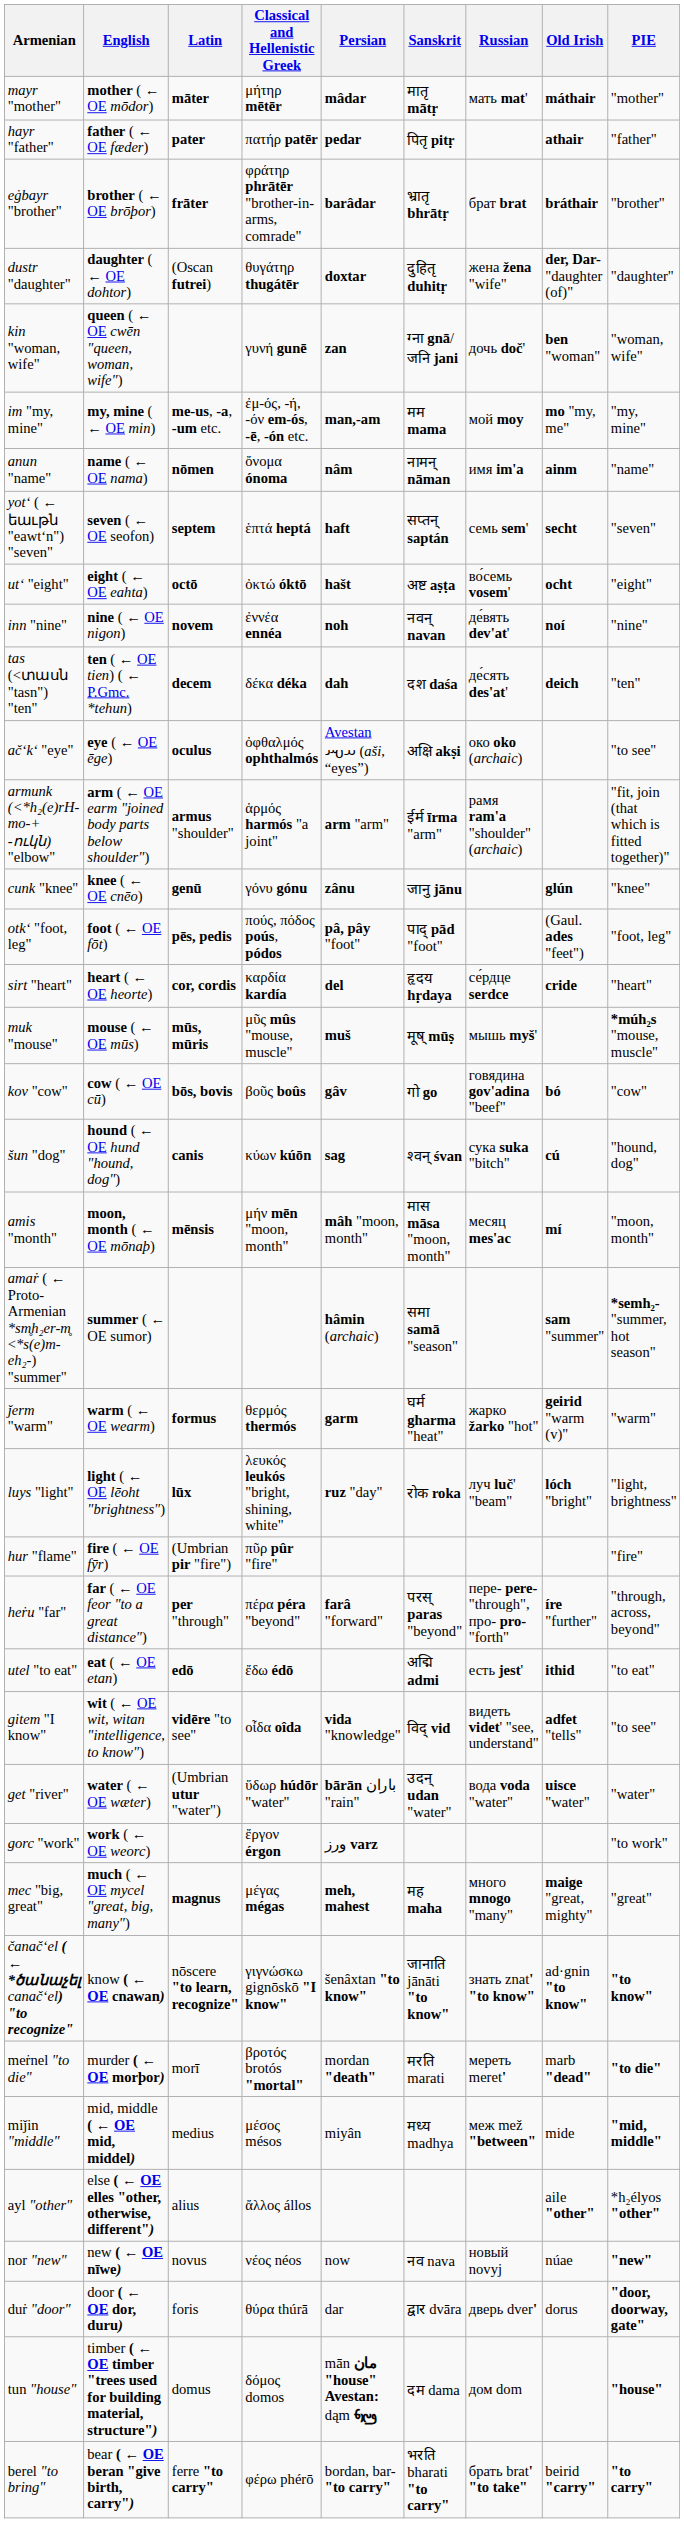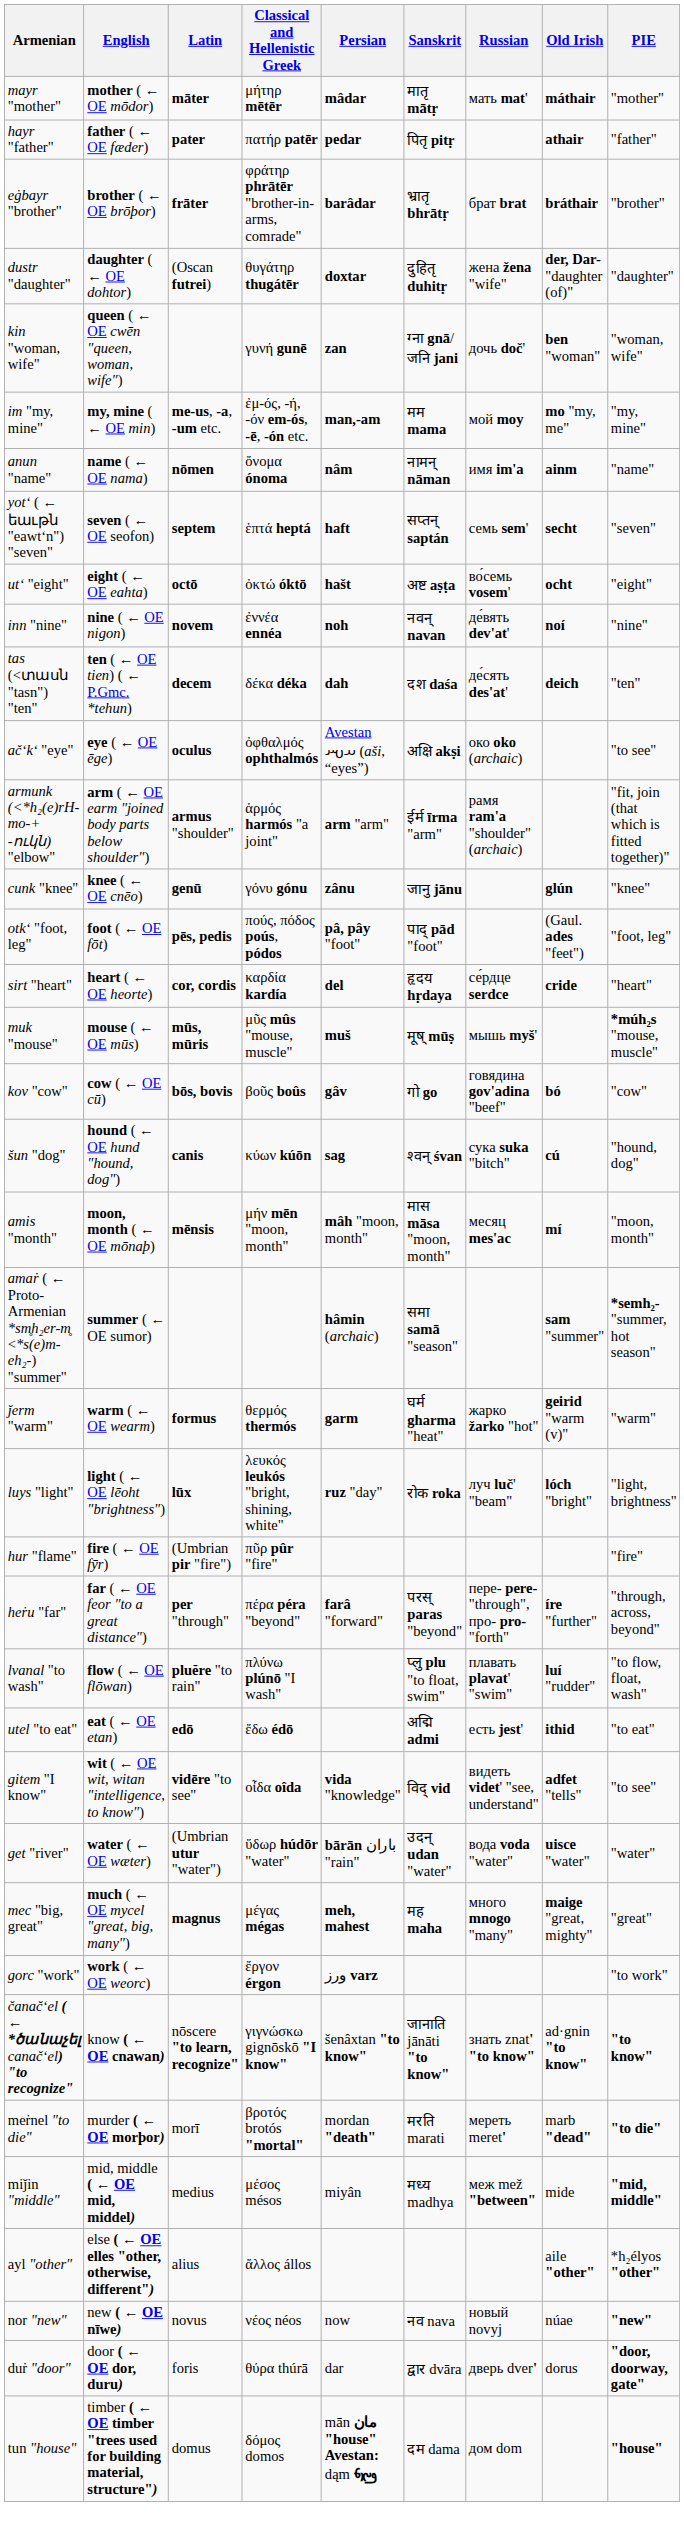+ row: (36, 1678)
rows swapped: (44, 1843) <-> (35, 1899)
- row: (33, 2479)
